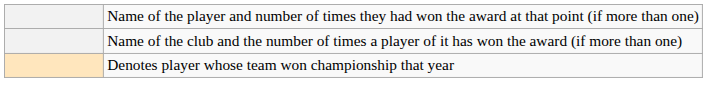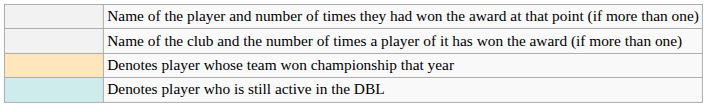+ row: (246, 89)
